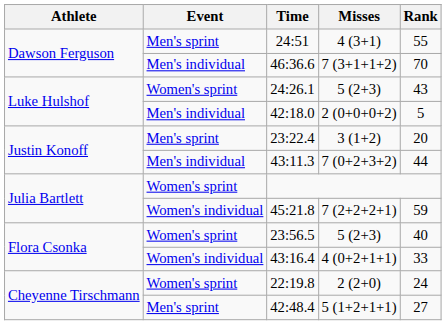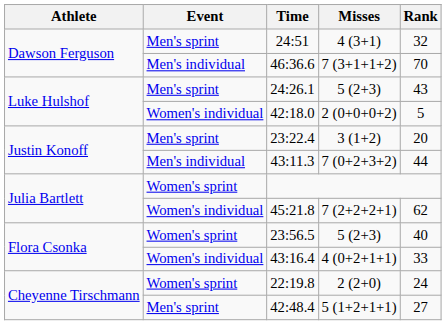(421, 41) 55 -> (421, 41) 32
(192, 89) Women's sprint -> (183, 89) Men's sprint
(196, 113) Men's individual -> (205, 113) Women's individual
(421, 210) 59 -> (421, 210) 62
